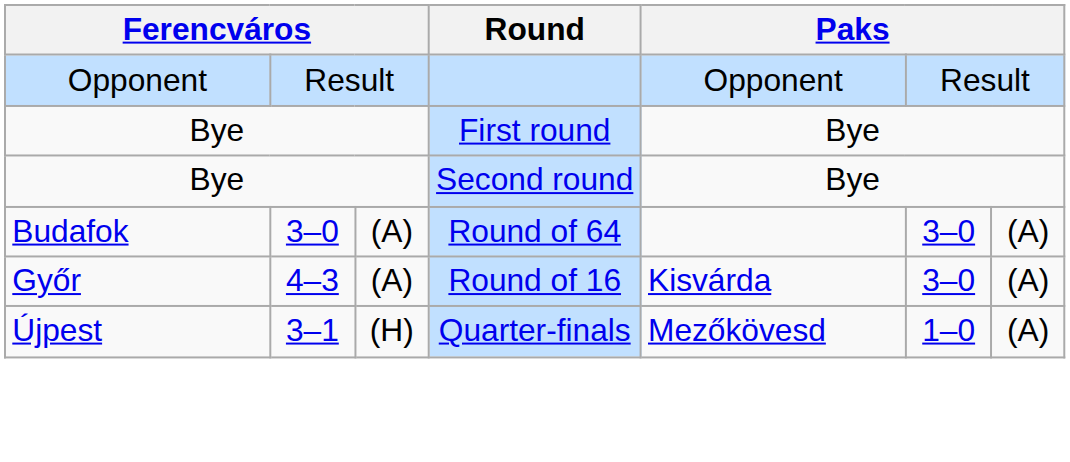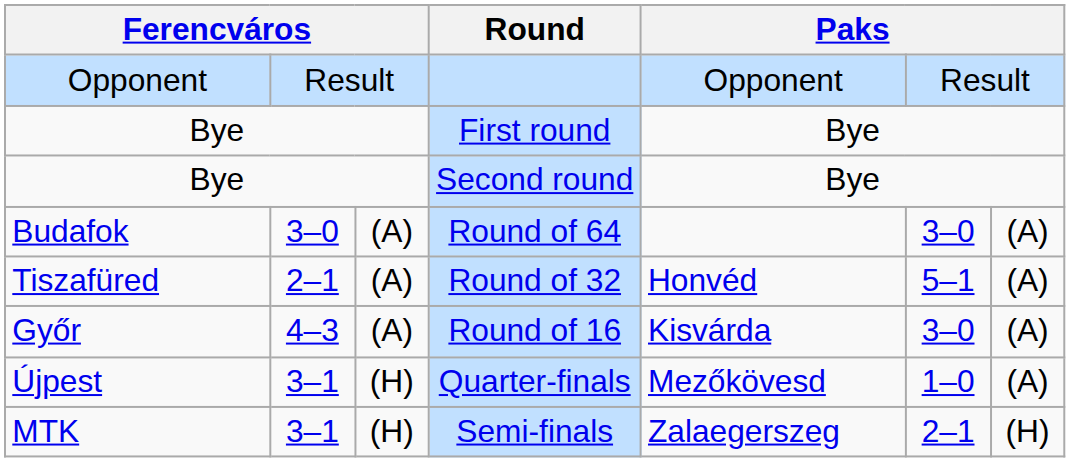+ row: (535, 280)
+ row: (535, 431)
